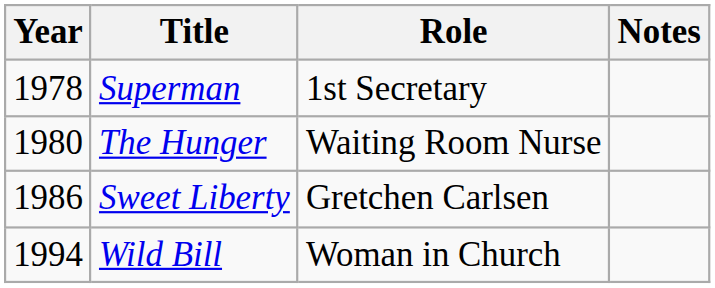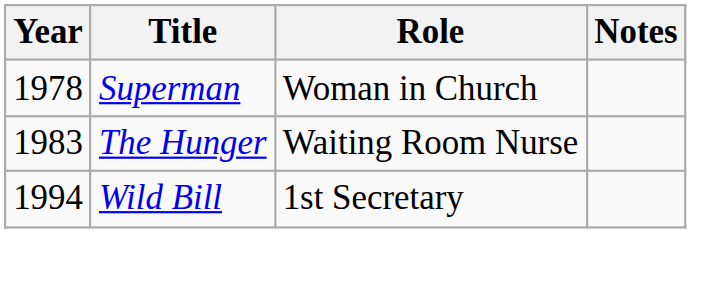(396, 87) 1st Secretary -> (410, 87) Woman in Church
(48, 142) 1980 -> (48, 142) 1983
- row: (194, 198)
(433, 253) Woman in Church -> (373, 198) 1st Secretary
